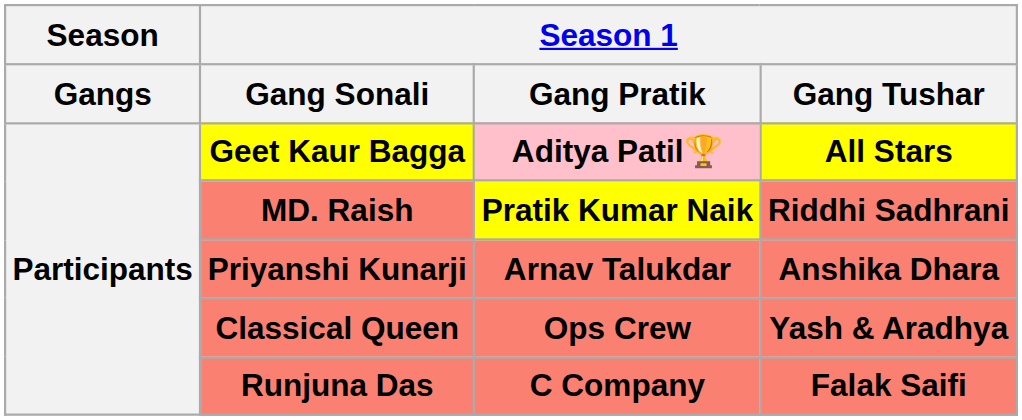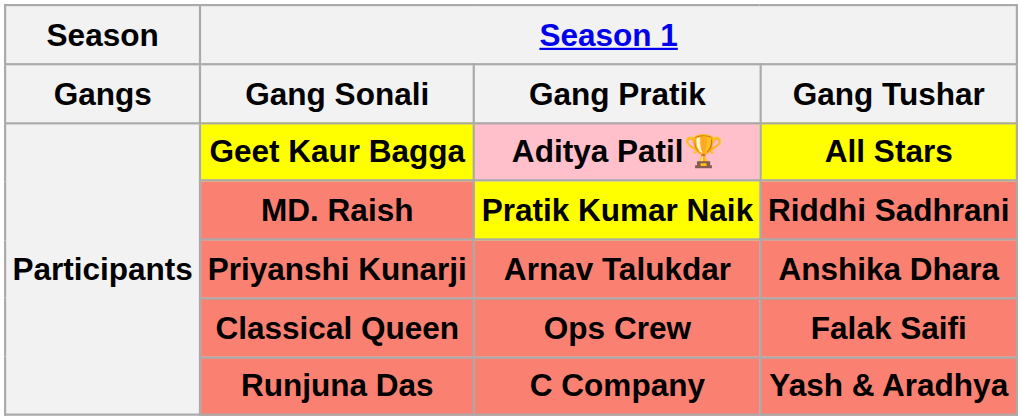(889, 328) Yash & Aradhya -> (889, 328) Falak Saifi
(889, 386) Falak Saifi -> (889, 386) Yash & Aradhya
